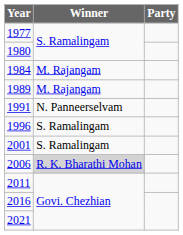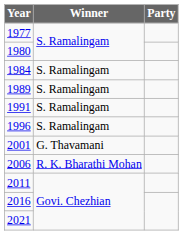(68, 70) M. Rajangam -> (73, 70) S. Ramalingam
(68, 88) M. Rajangam -> (73, 88) S. Ramalingam
(79, 107) N. Panneerselvam -> (73, 107) S. Ramalingam
(73, 145) S. Ramalingam -> (70, 145) G. Thavamani
(89, 164) lightgrey background -> (89, 164) no background
